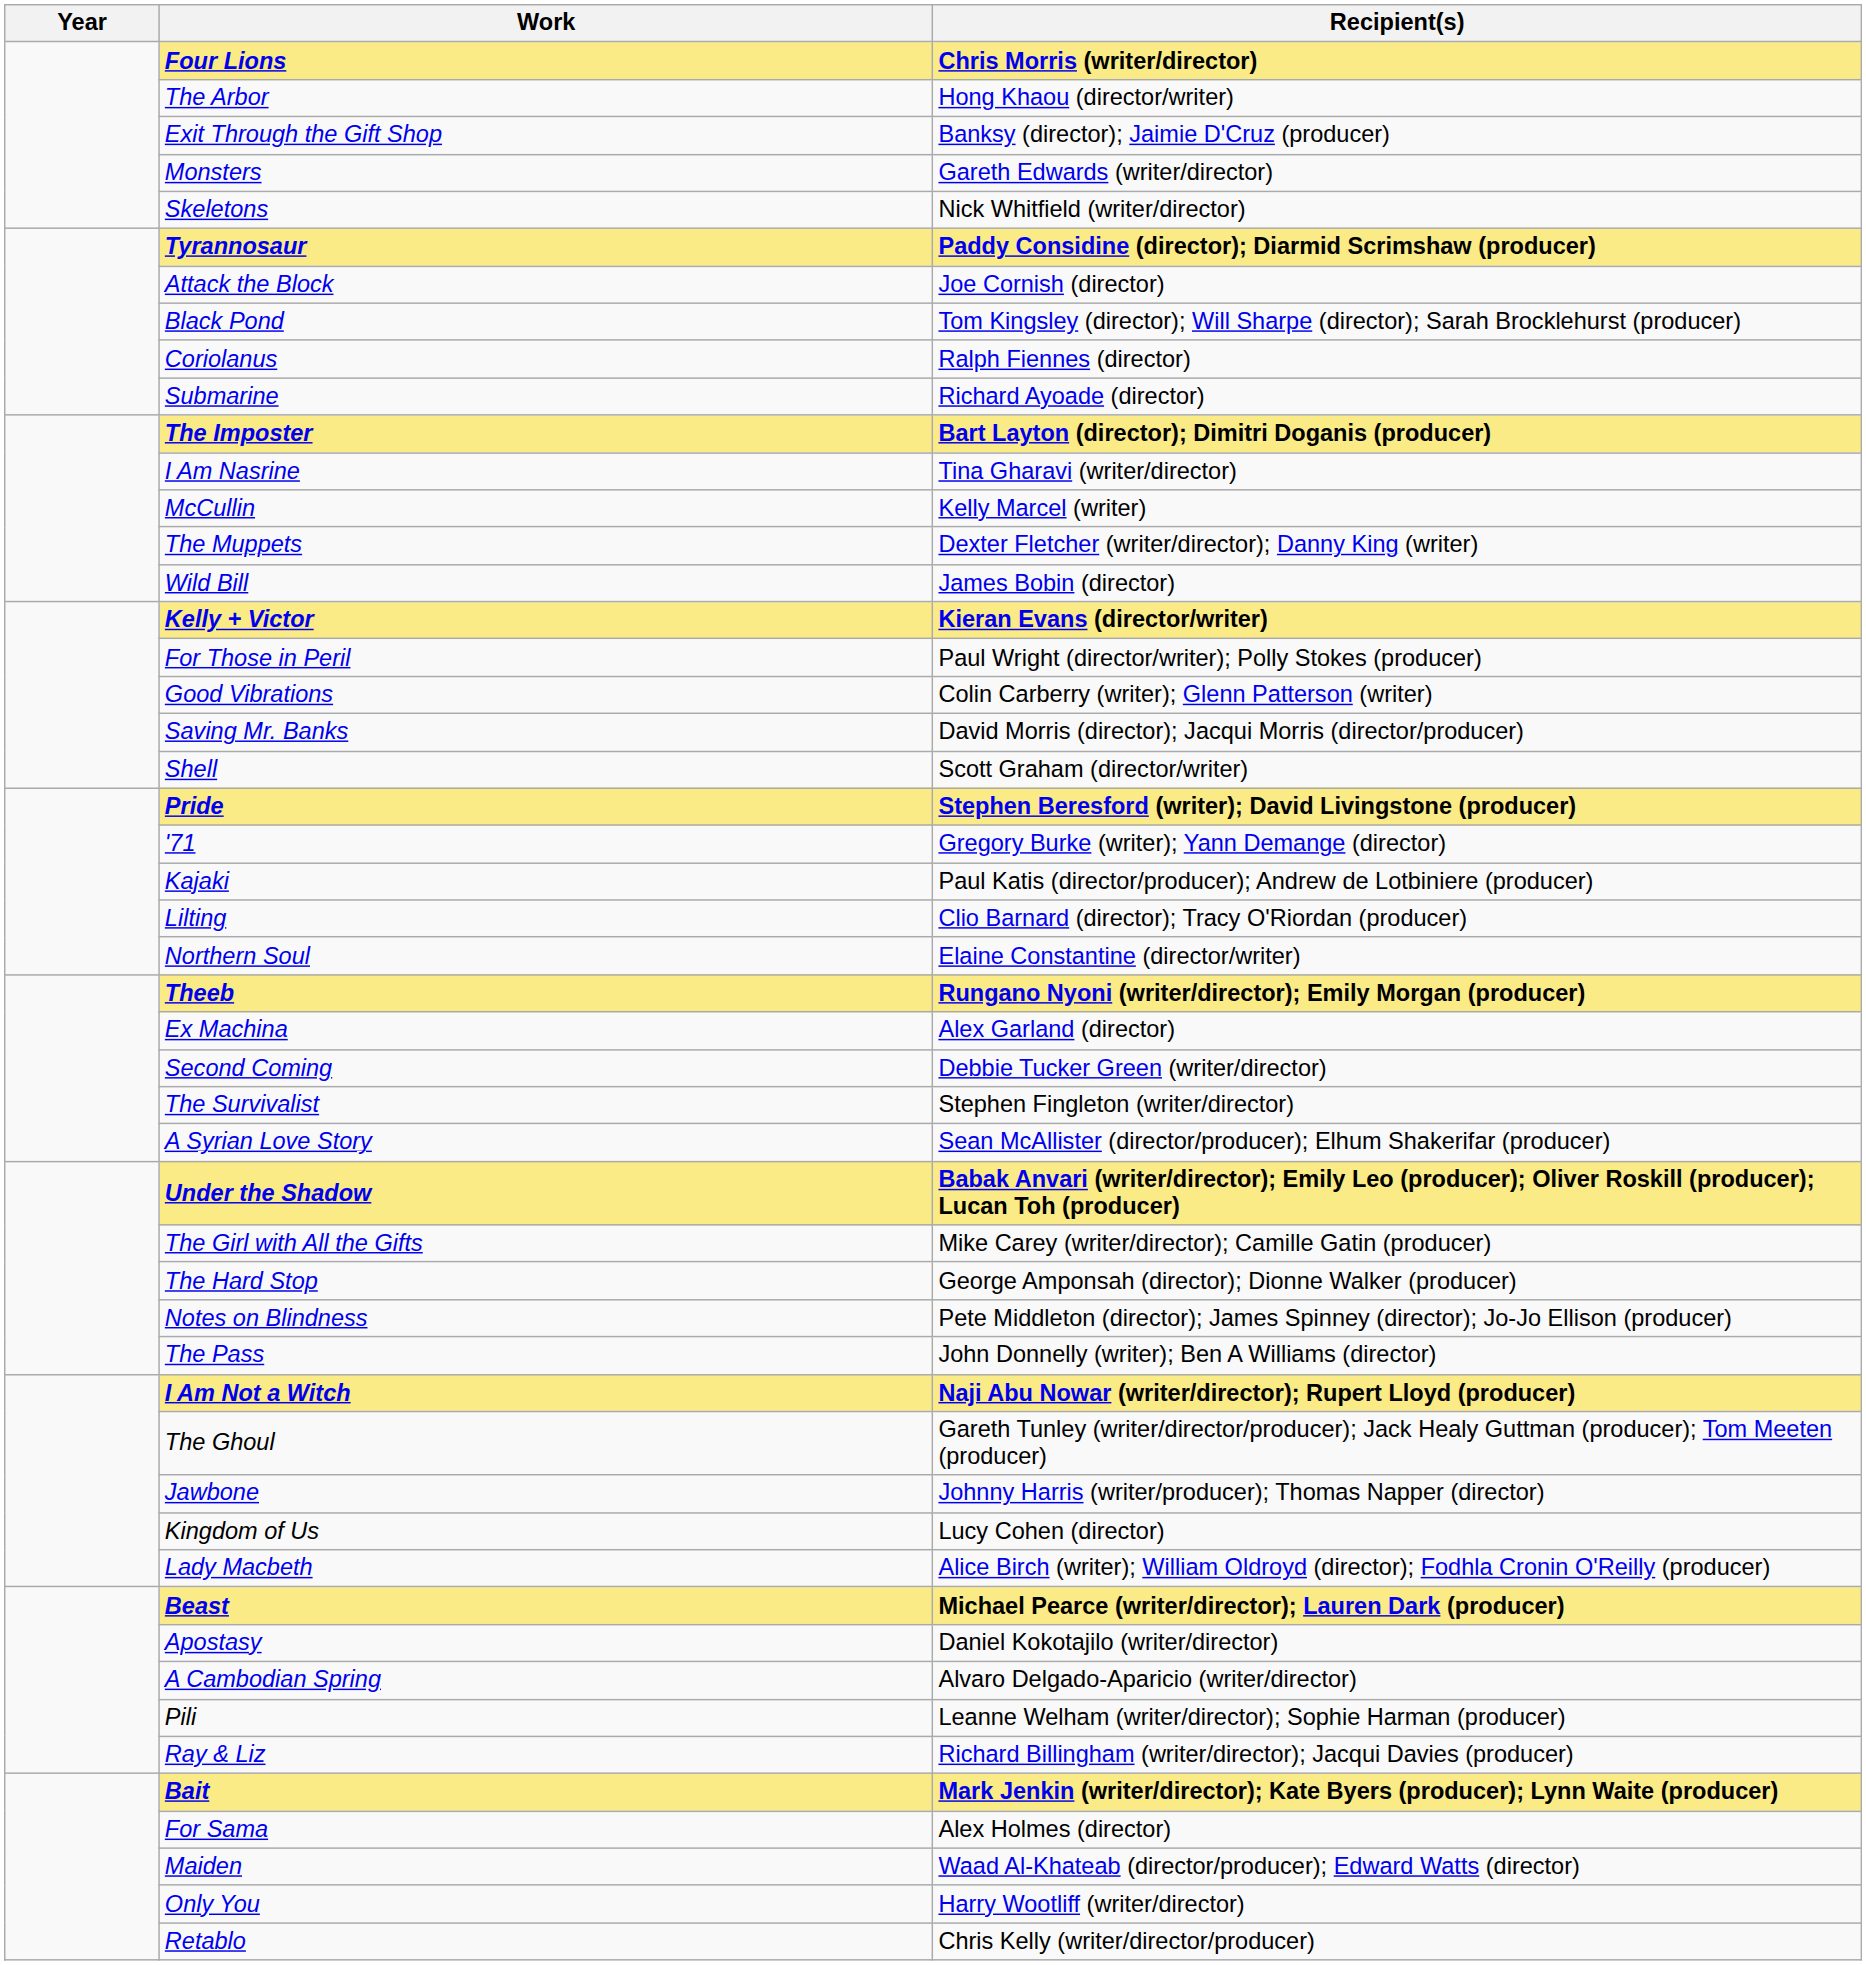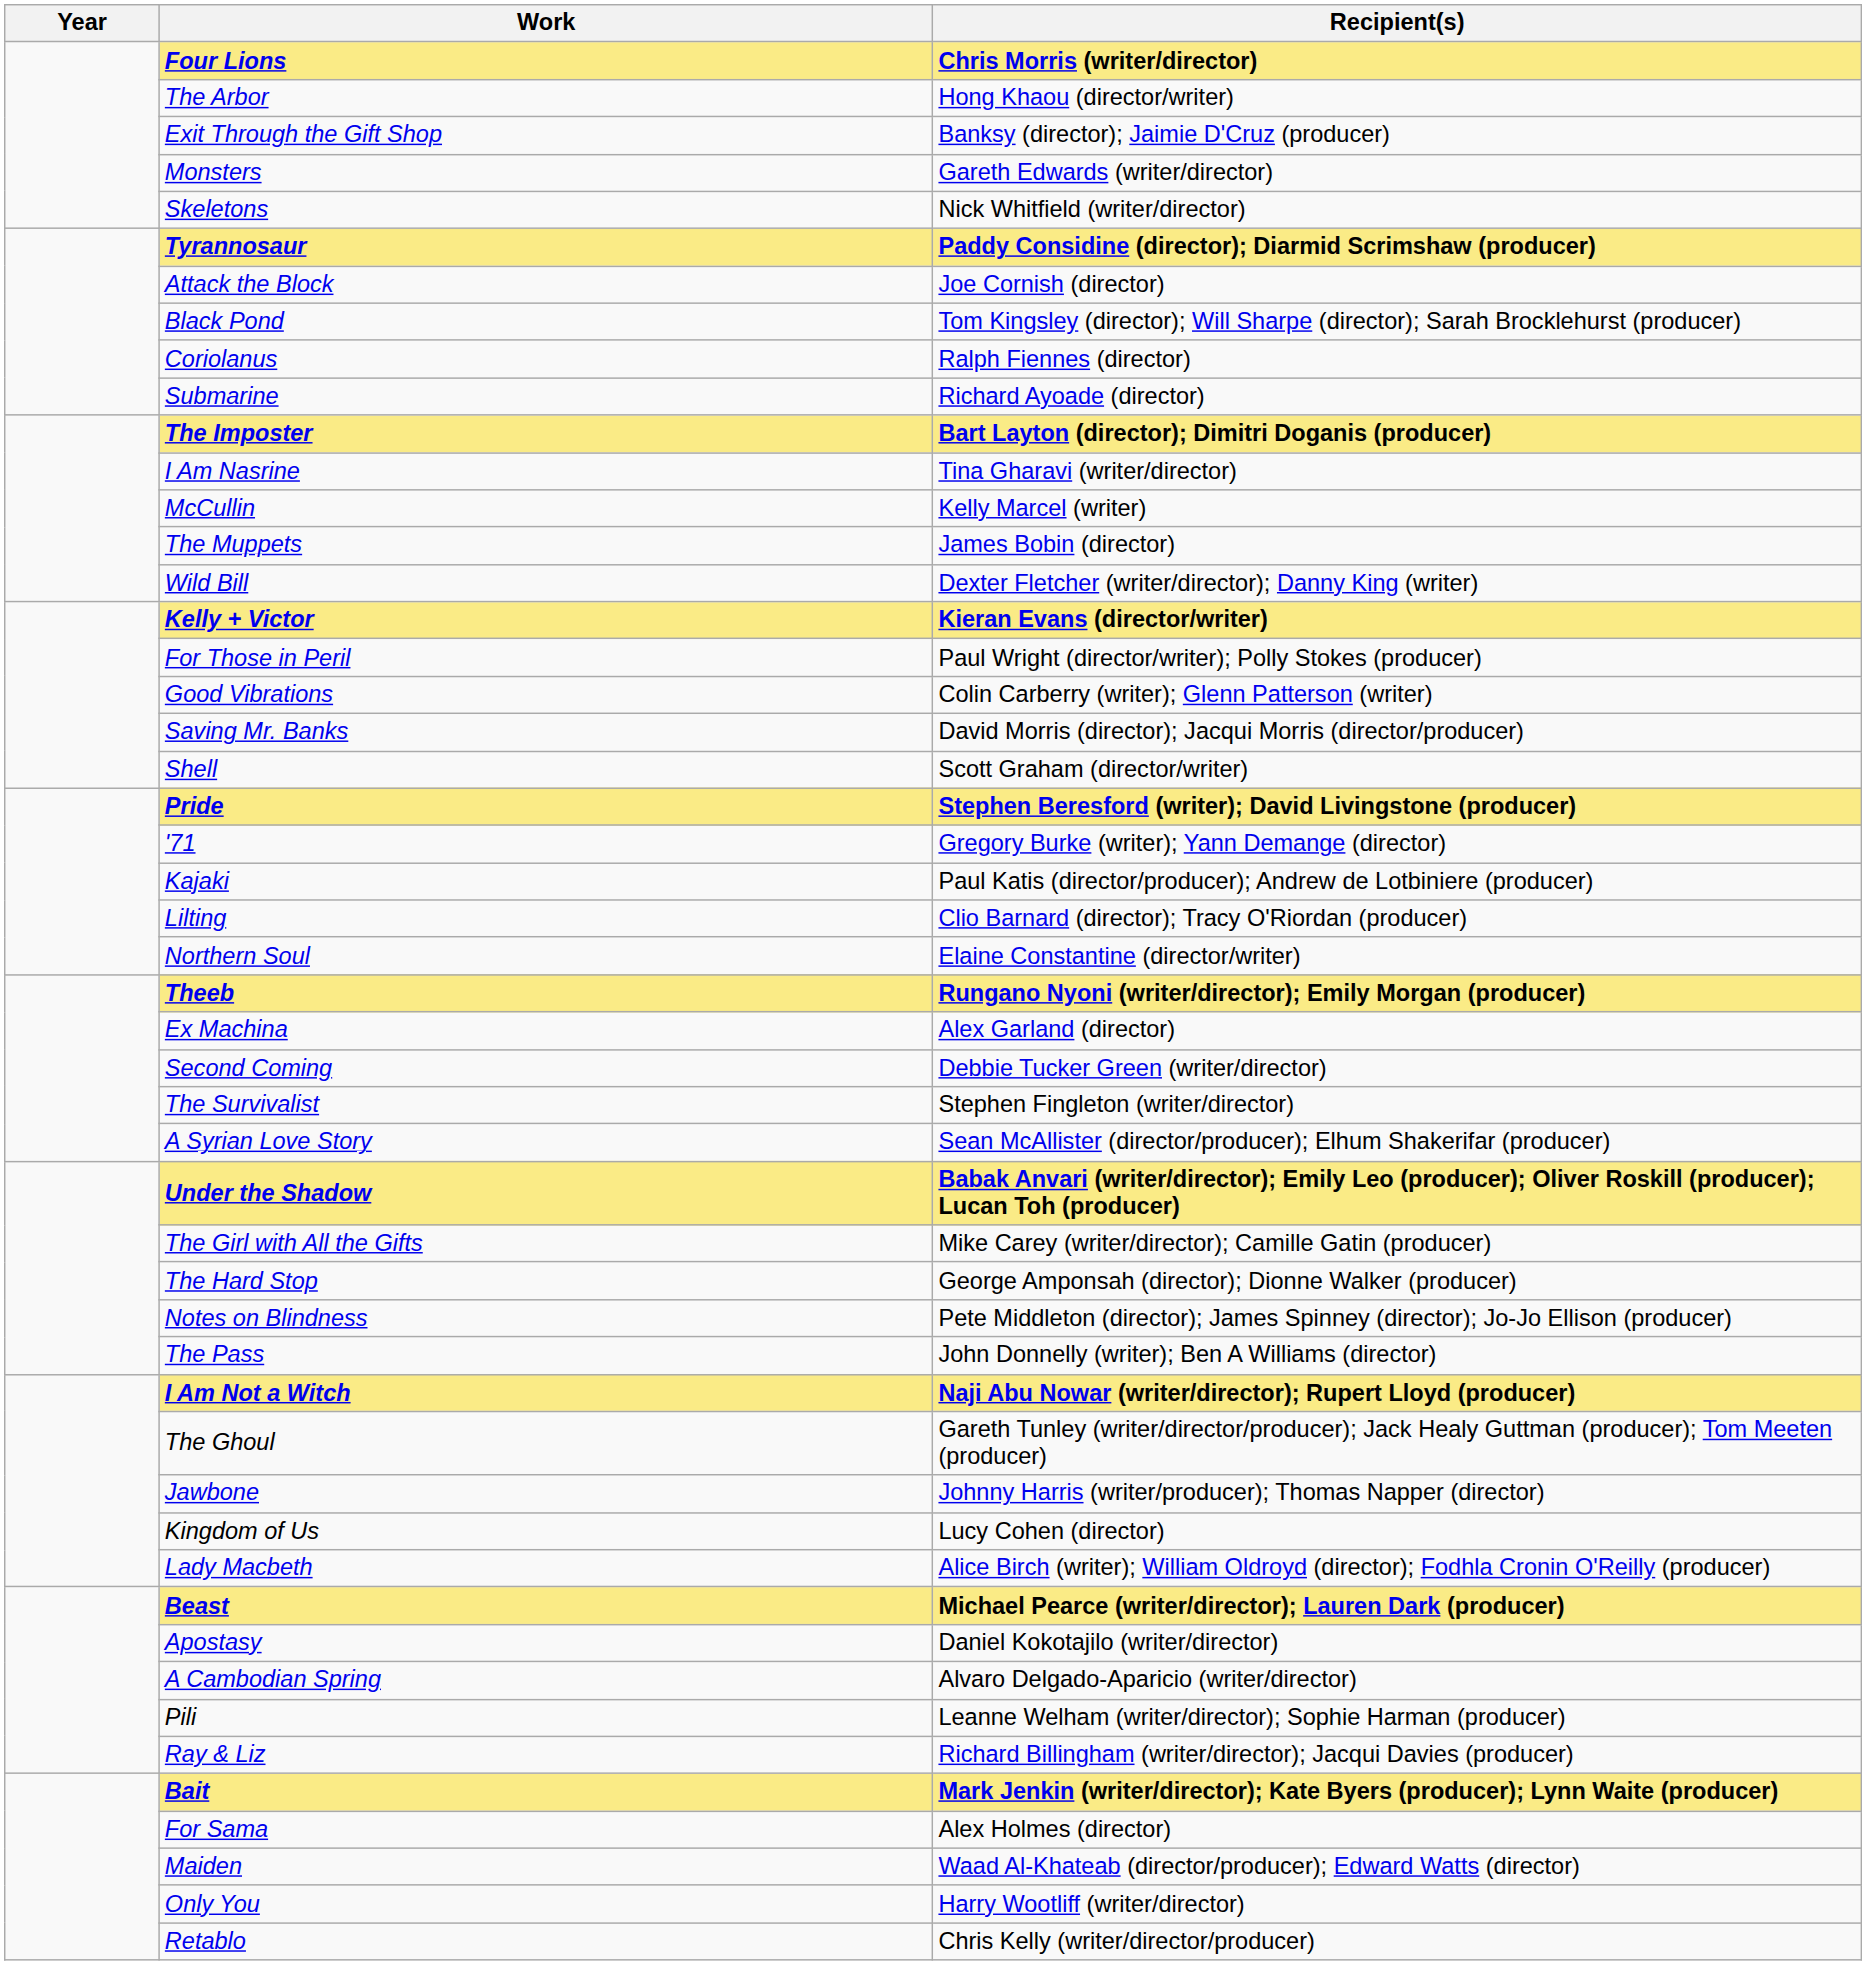(1208, 545) Dexter Fletcher (writer/director); Danny King (writer) -> (1057, 545) James Bobin (director)
(1057, 582) James Bobin (director) -> (1208, 582) Dexter Fletcher (writer/director); Danny King (writer)
